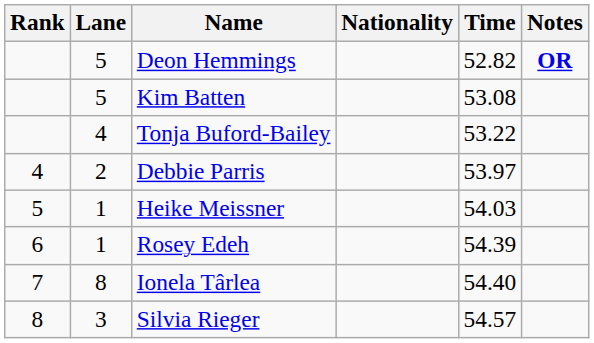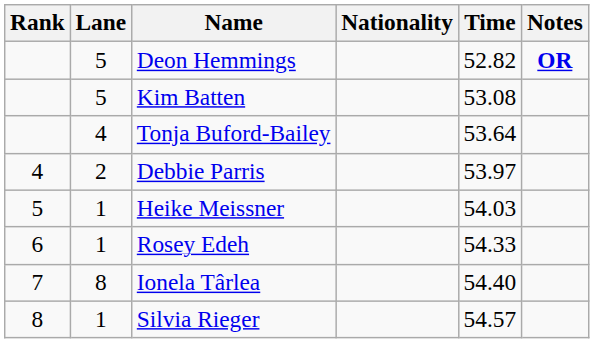(490, 134) 53.22 -> (490, 134) 53.64
(490, 245) 54.39 -> (490, 245) 54.33
(101, 319) 3 -> (101, 319) 1
